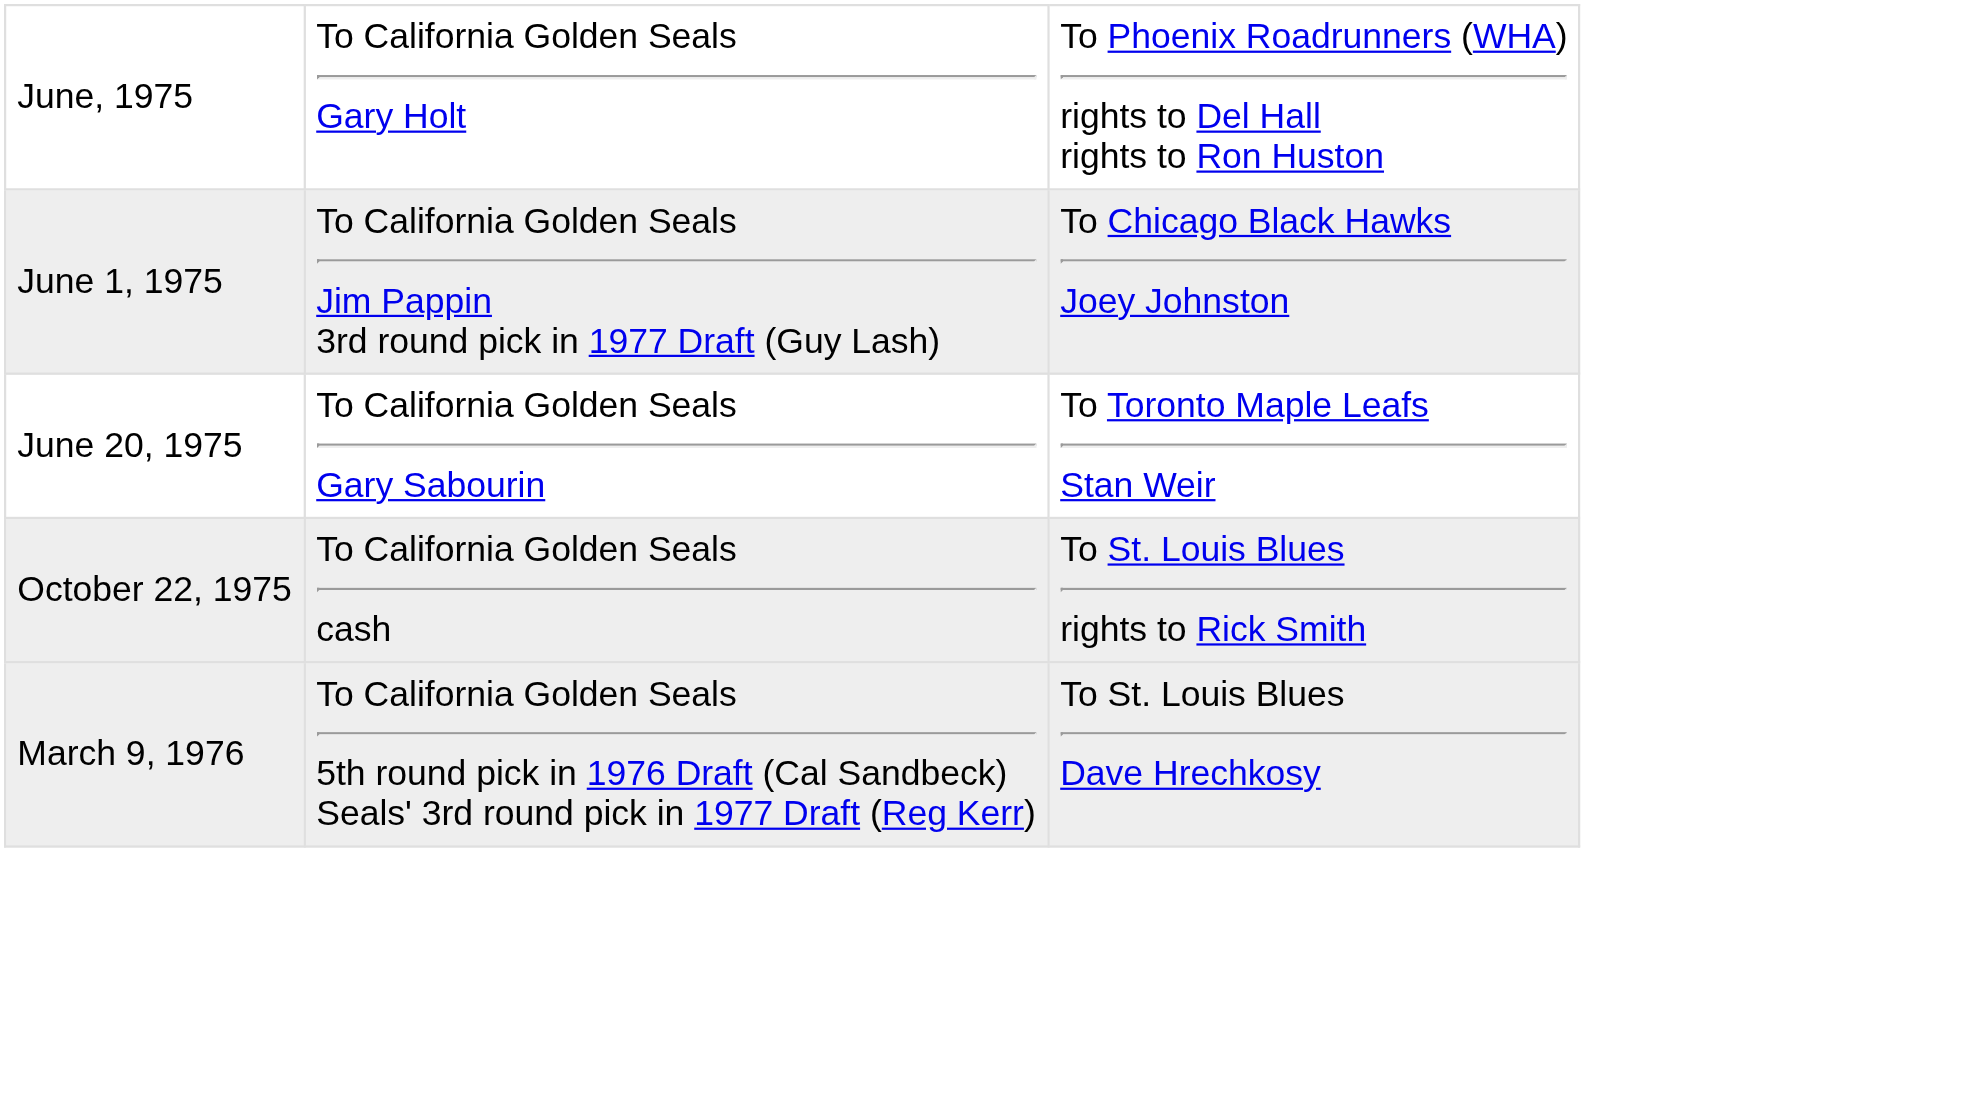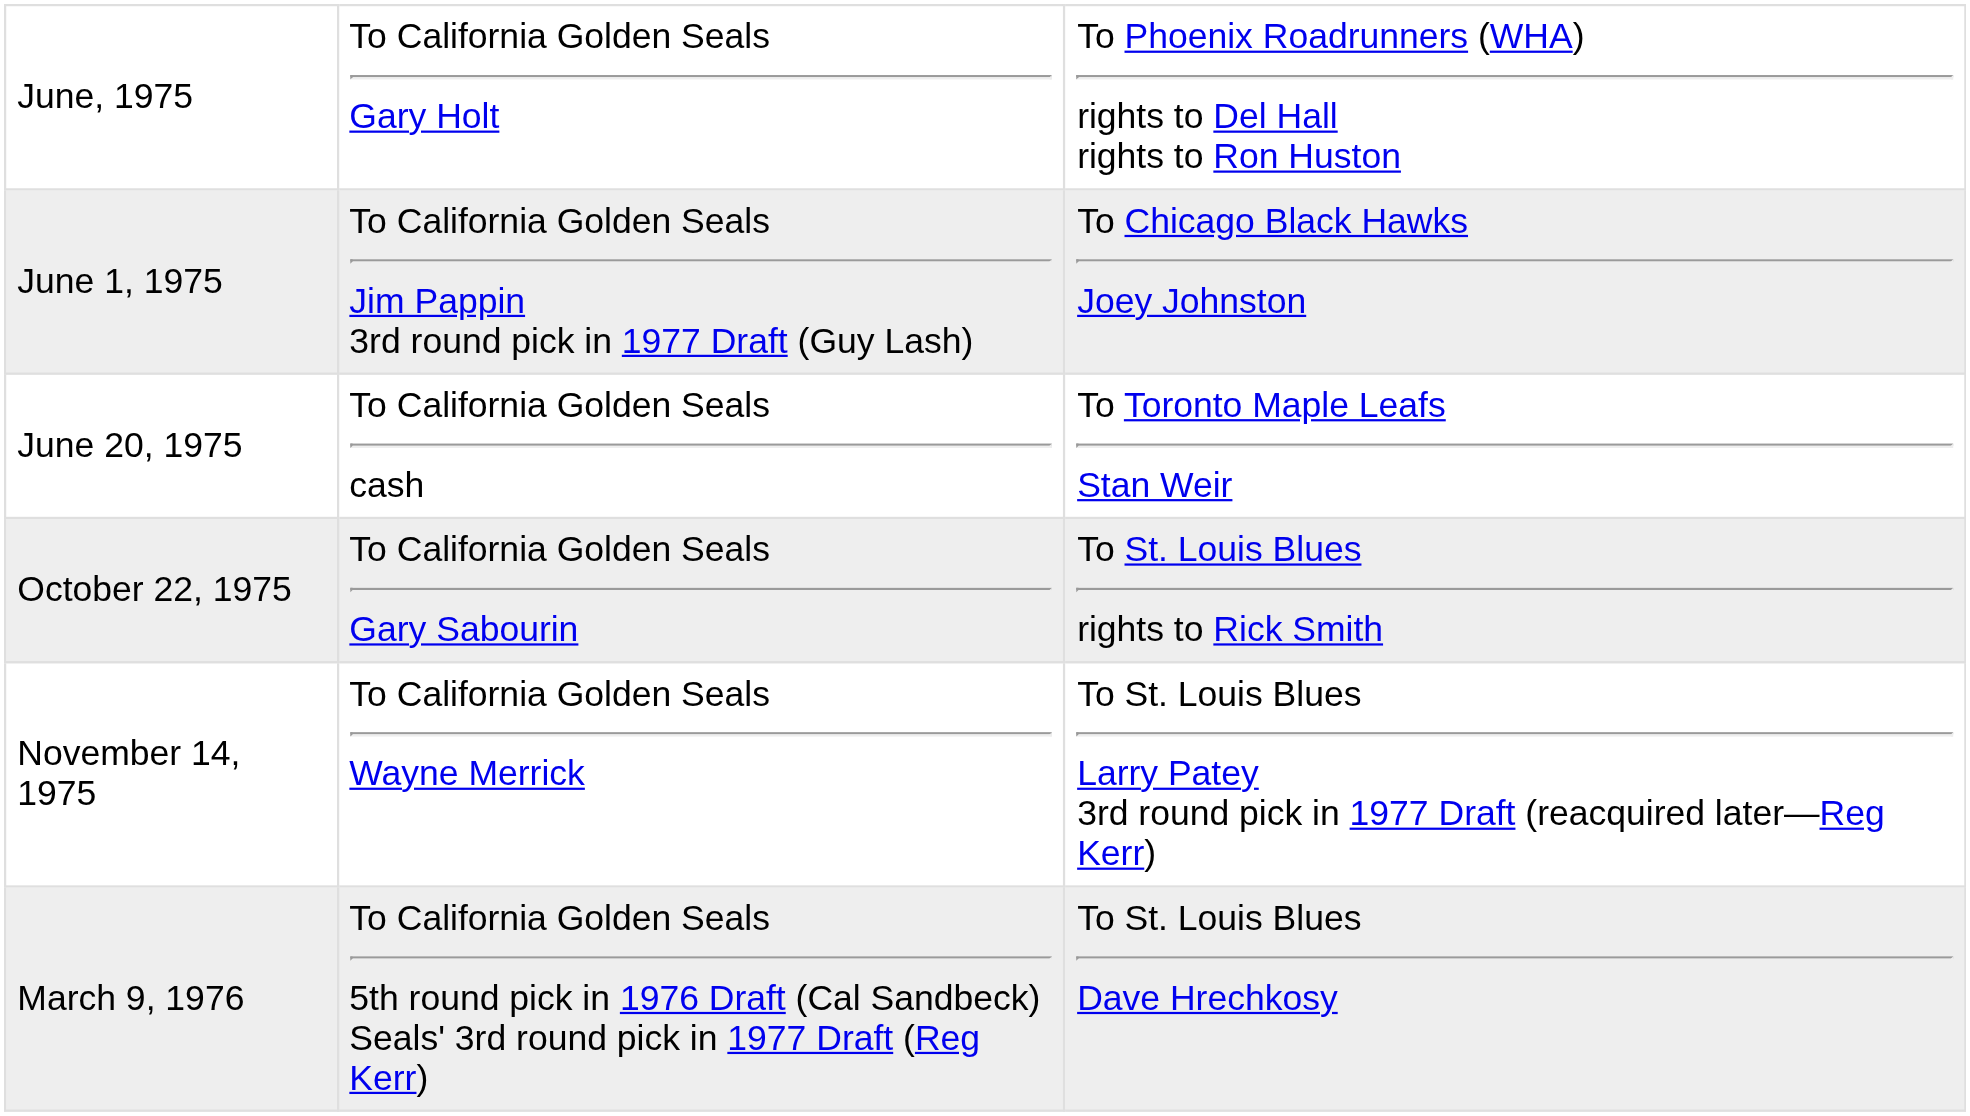(676, 445) To California Golden Seals Gary Sabourin -> (701, 445) To California Golden Seals cash
(676, 589) To California Golden Seals cash -> (701, 589) To California Golden Seals Gary Sabourin
+ row: (129, 773)
